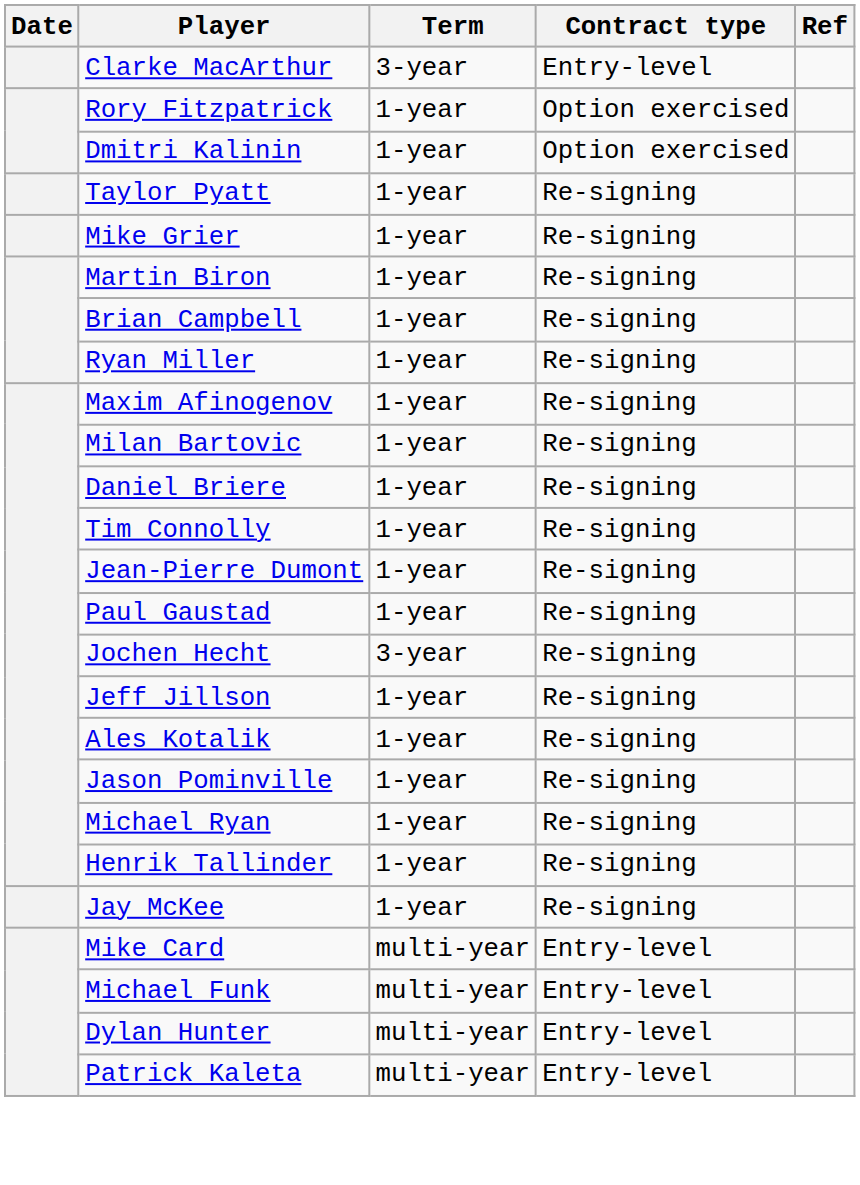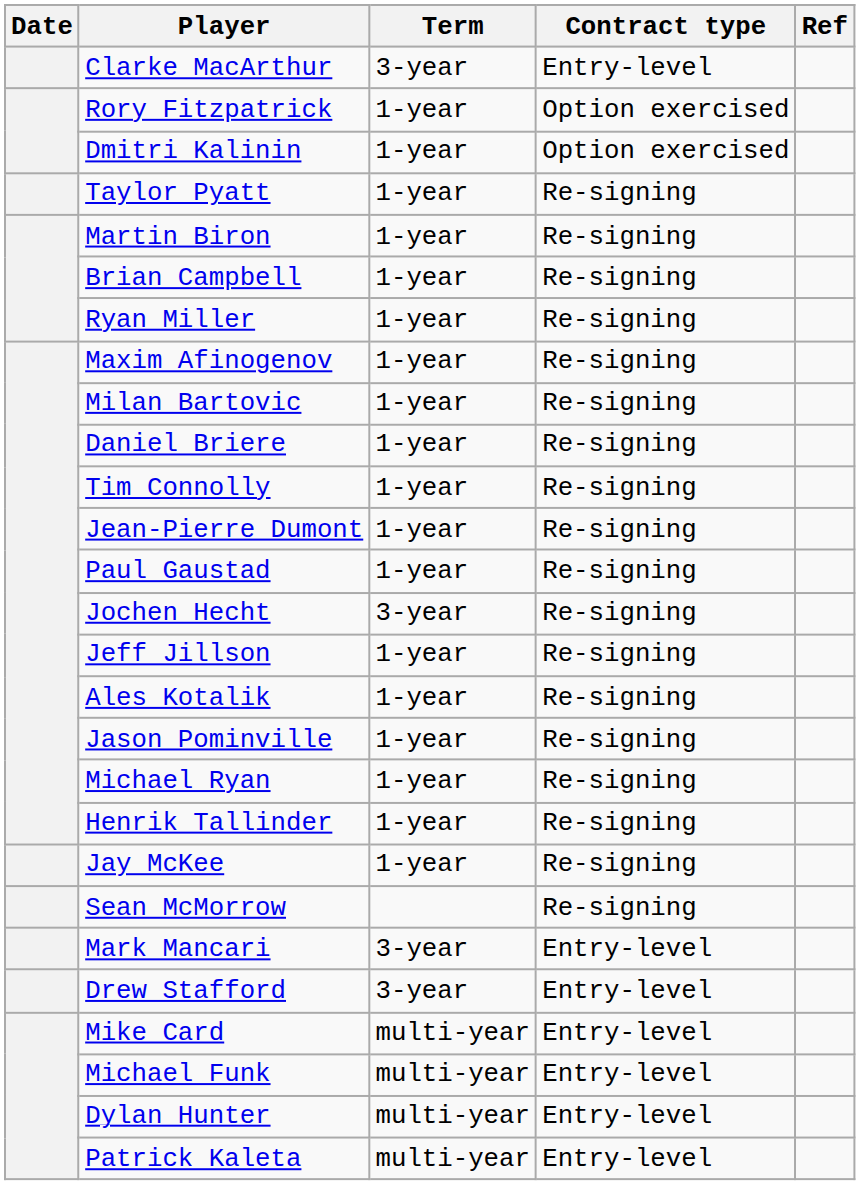- row: (162, 236)
+ row: (186, 907)
+ row: (178, 949)
+ row: (186, 991)
